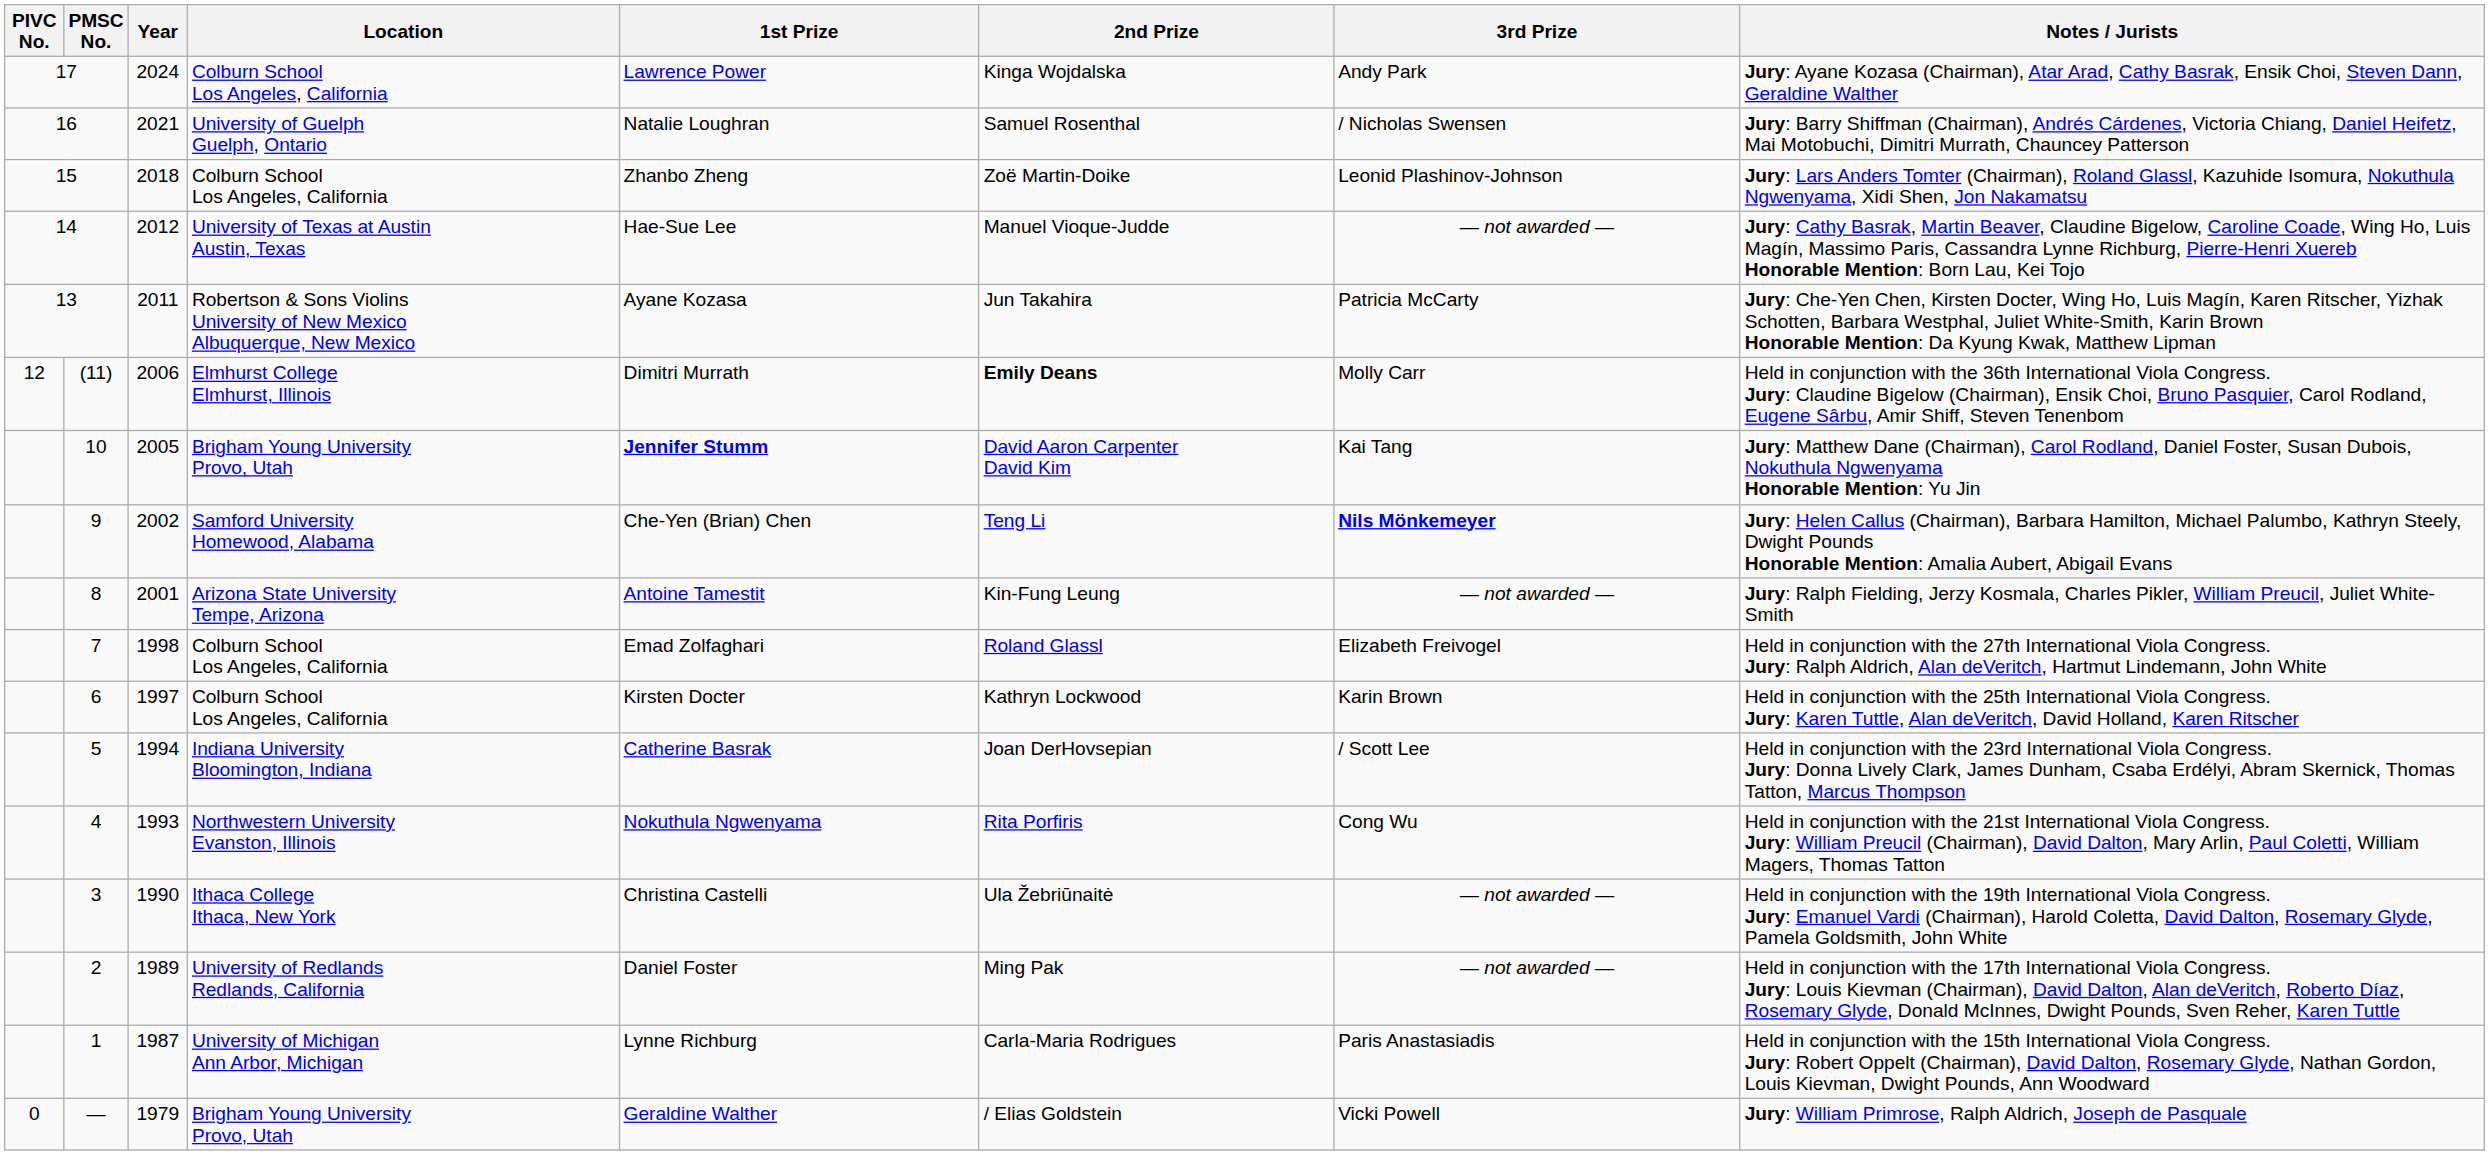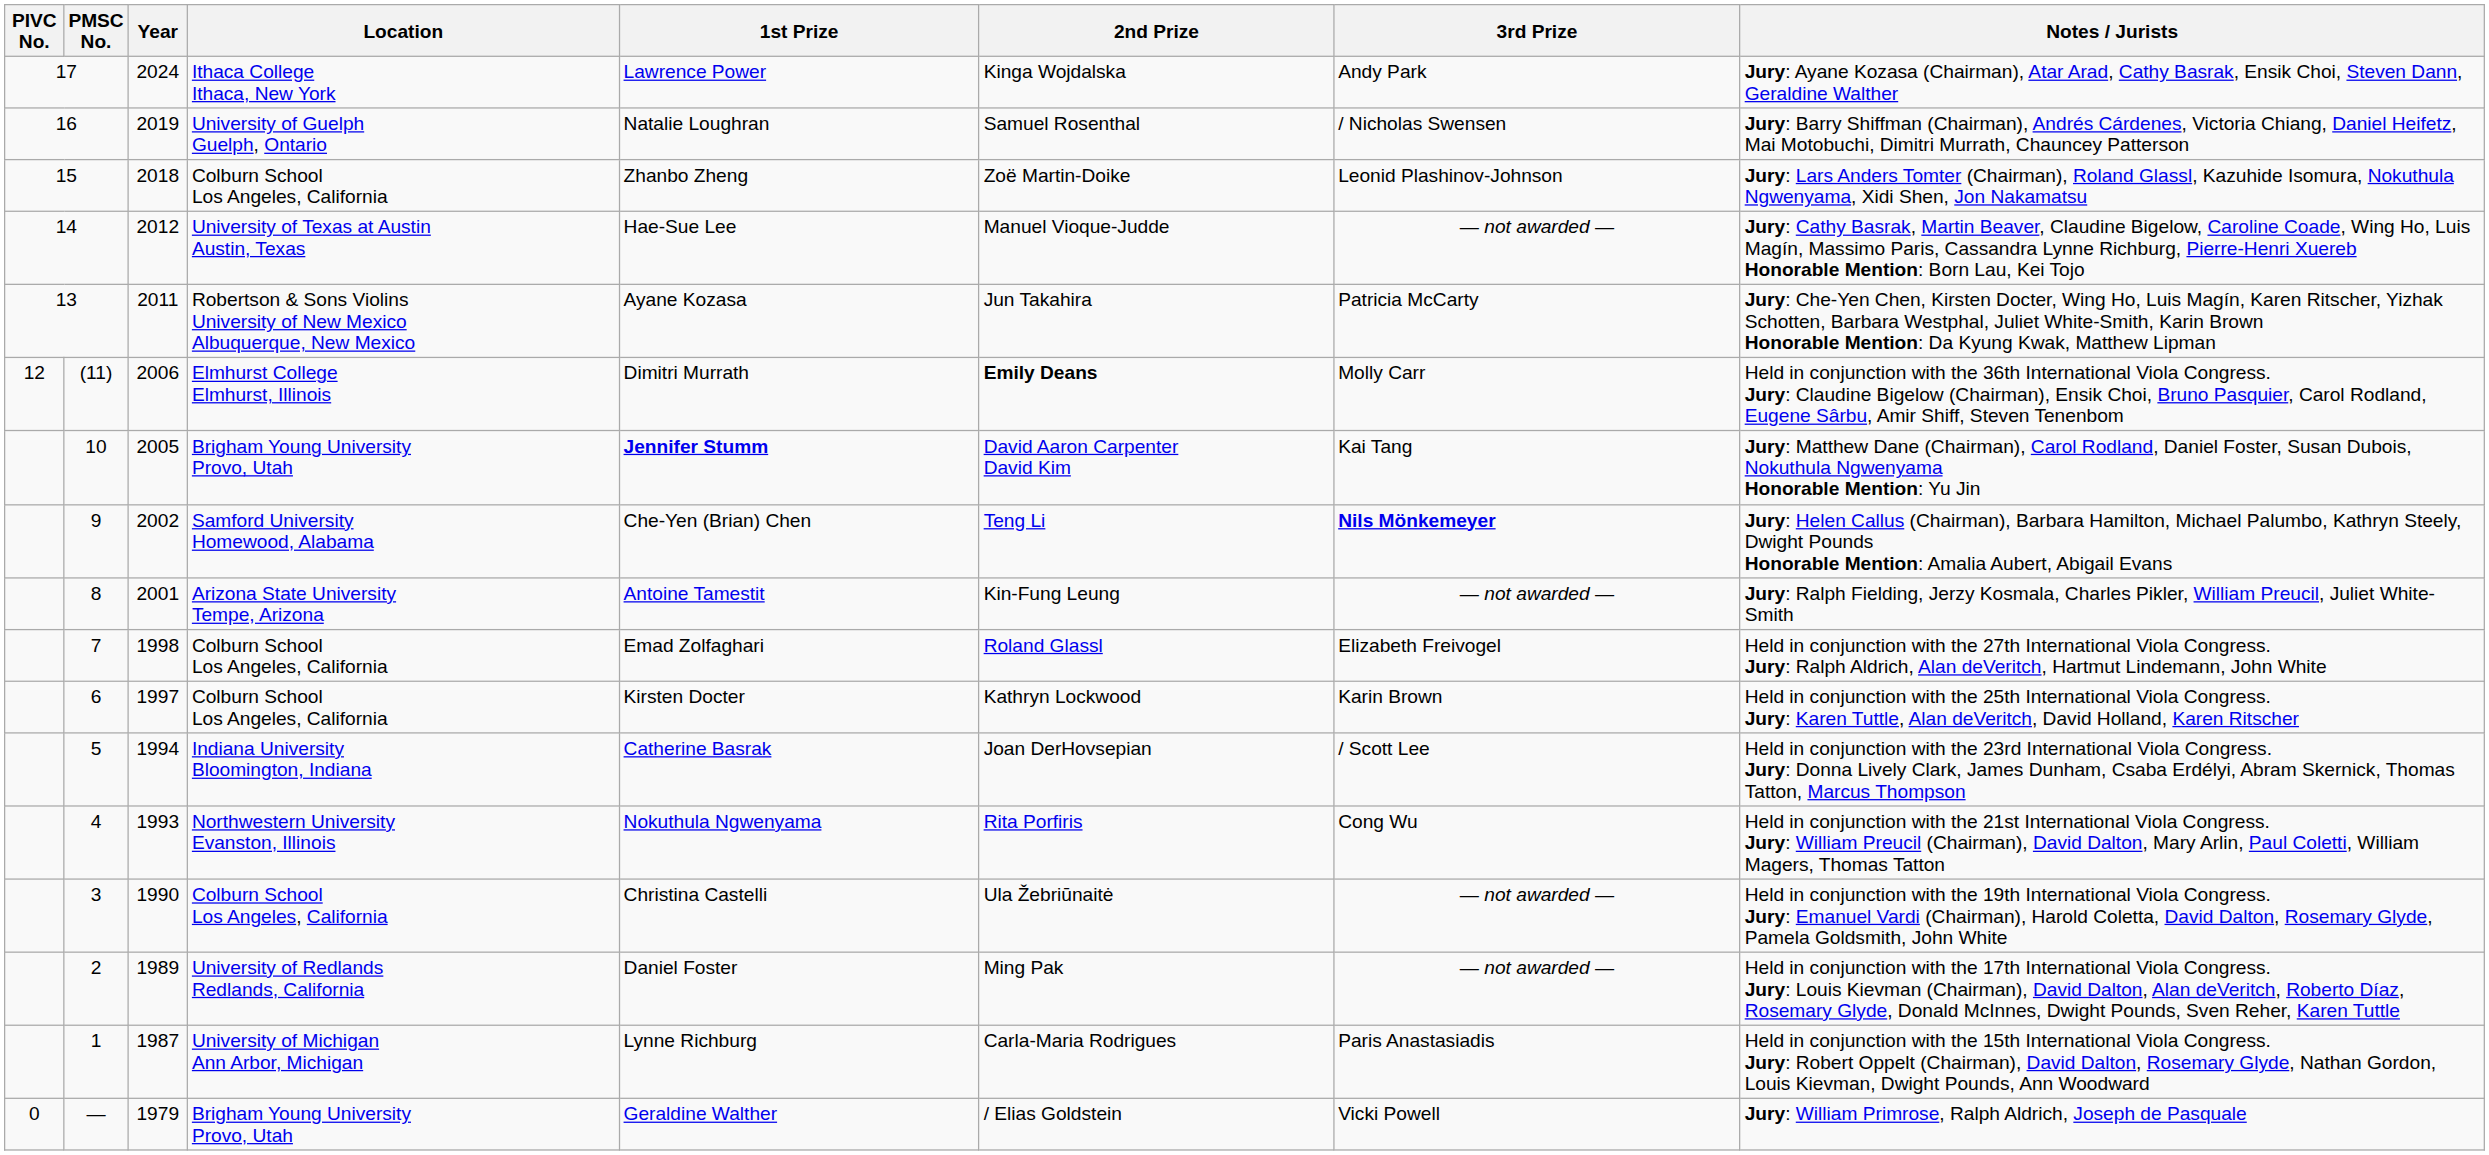(290, 82) Colburn School Los Angeles, California -> (264, 82) Ithaca College Ithaca, New York
(158, 123) 2021 -> (158, 123) 2019
(264, 905) Ithaca College Ithaca, New York -> (290, 905) Colburn School Los Angeles, California
